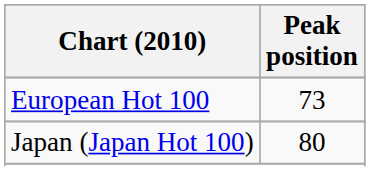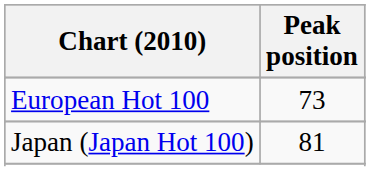(312, 142) 80 -> (312, 142) 81
